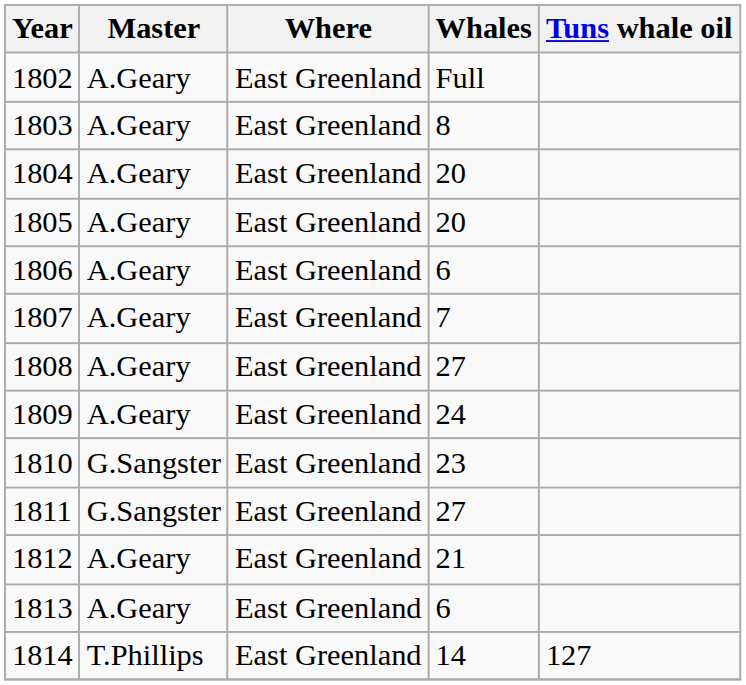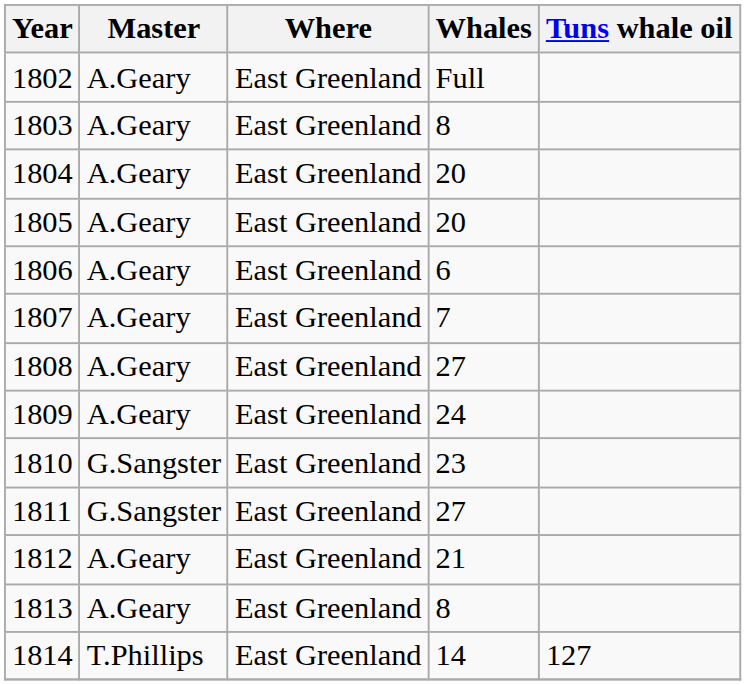(443, 607) 6 -> (443, 607) 8
